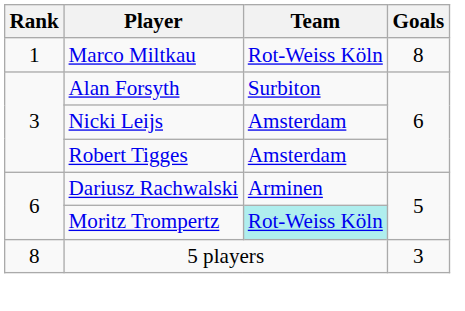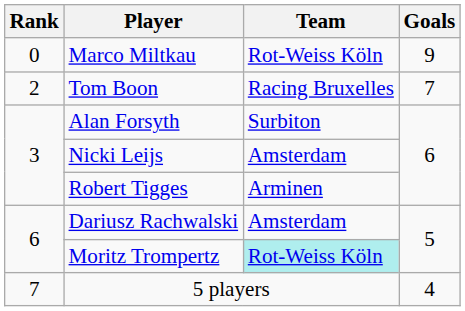(34, 54) 1 -> (34, 54) 0
(418, 54) 8 -> (429, 54) 9
+ row: (113, 88)
(297, 155) Amsterdam -> (285, 188) Arminen
(285, 188) Arminen -> (297, 222) Amsterdam
(34, 255) 8 -> (34, 289) 7
(418, 255) 3 -> (429, 289) 4
